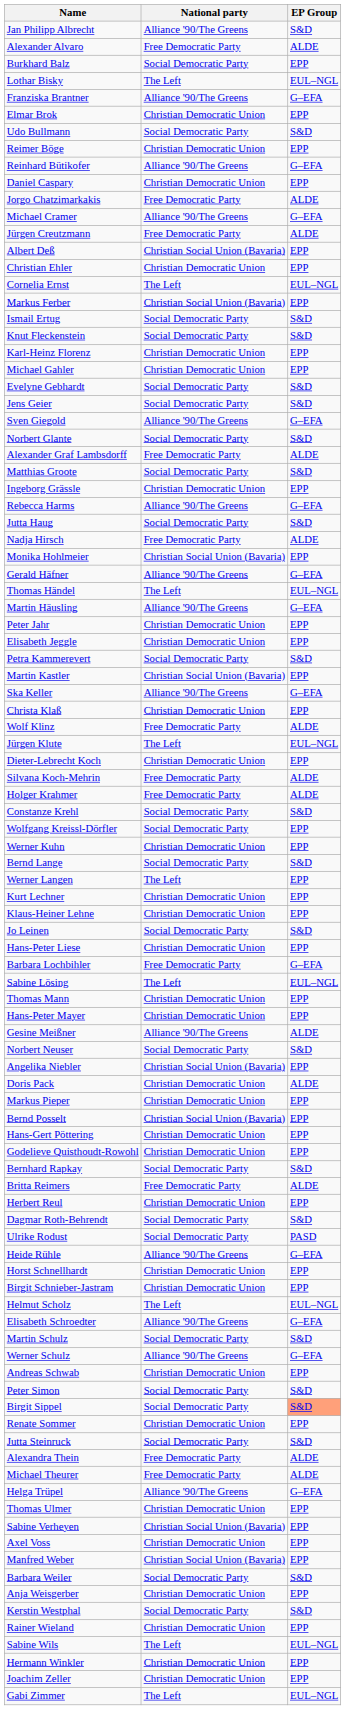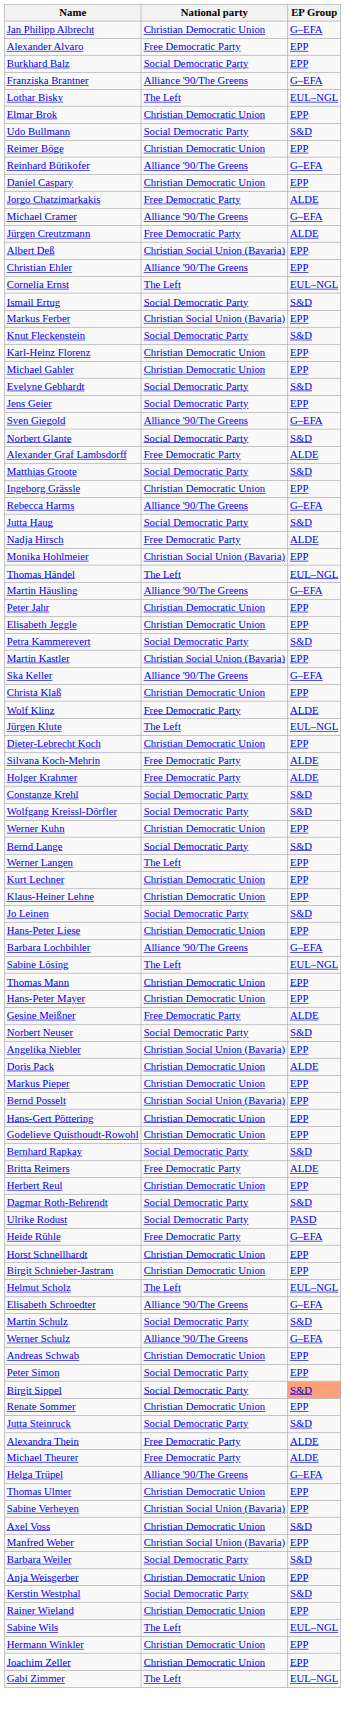(196, 30) Alliance '90/The Greens -> (204, 30) Christian Democratic Union
(301, 30) S&D -> (306, 30) G–EFA
(304, 47) ALDE -> (299, 47) EPP
rows swapped: (35, 81) <-> (48, 98)
(204, 268) Christian Democratic Union -> (196, 268) Alliance '90/The Greens
rows swapped: (33, 319) <-> (39, 302)
(301, 404) S&D -> (299, 404) EPP
- row: (38, 574)
(299, 829) EPP -> (301, 812) S&D
(192, 965) Free Democratic Party -> (196, 948) Alliance '90/The Greens
(196, 1033) Alliance '90/The Greens -> (192, 1016) Free Democratic Party
(196, 1254) Alliance '90/The Greens -> (192, 1237) Free Democratic Party
(301, 1390) S&D -> (299, 1373) EPP
(299, 1543) EPP -> (301, 1526) S&D
